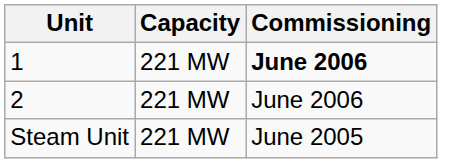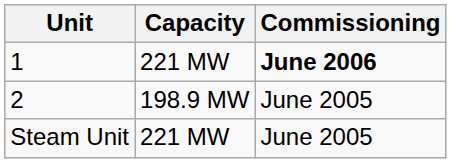(185, 99) 221 MW -> (195, 99) 198.9 MW
(307, 99) June 2006 -> (317, 99) June 2005
